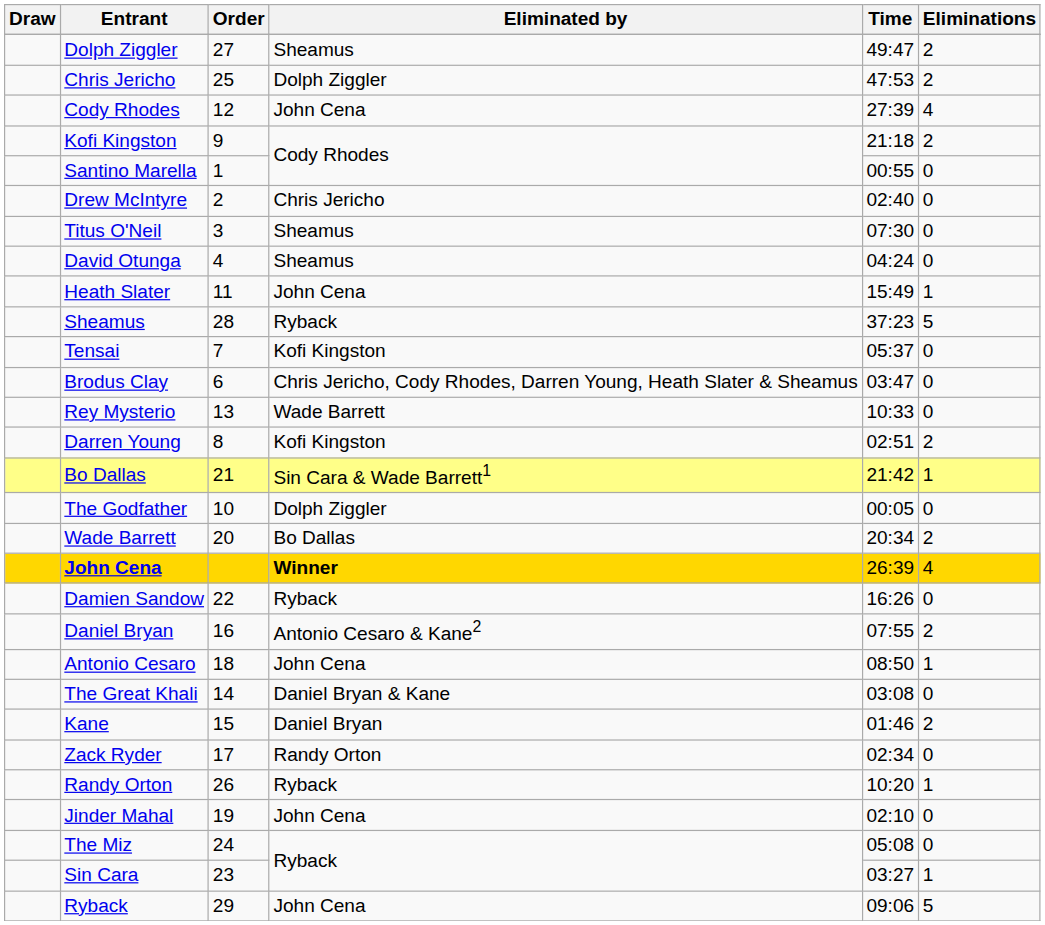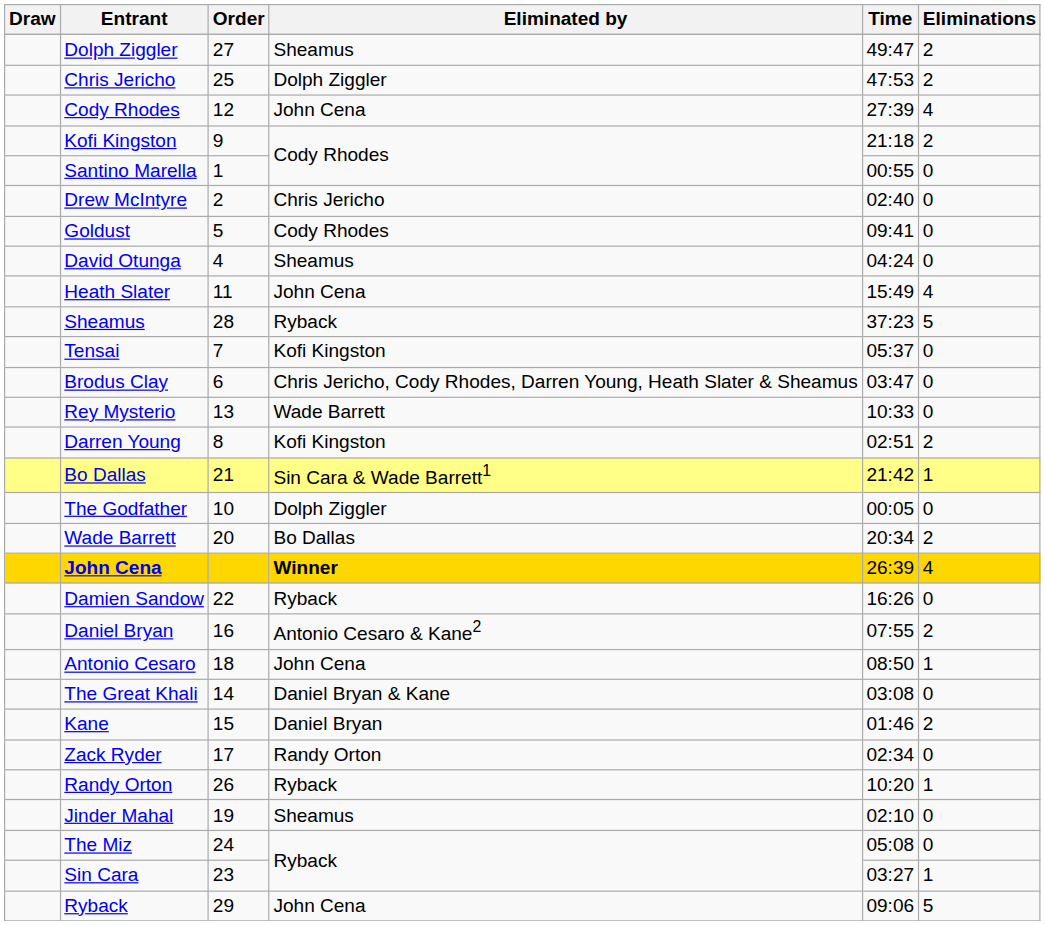- row: (113, 230)
+ row: (97, 230)
(928, 291) 1 -> (928, 291) 4
(319, 815) John Cena -> (314, 815) Sheamus
